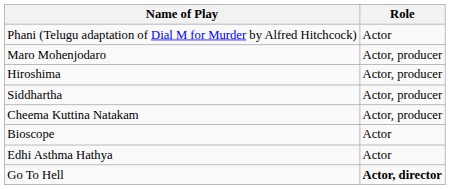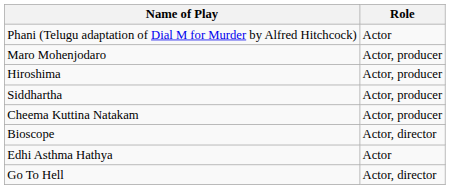(377, 134) Actor -> (400, 134) Actor, director
(402, 174) bold -> (400, 174) normal
